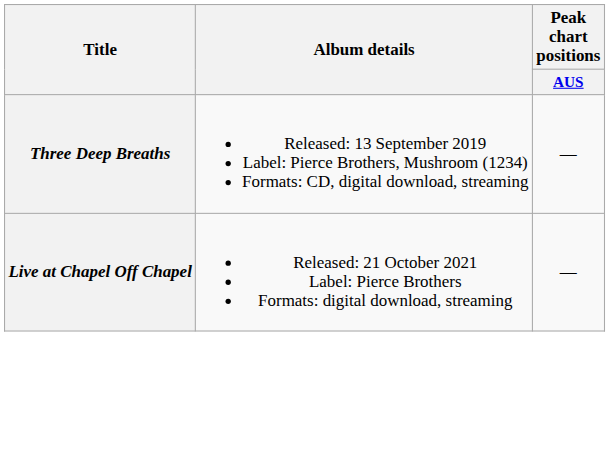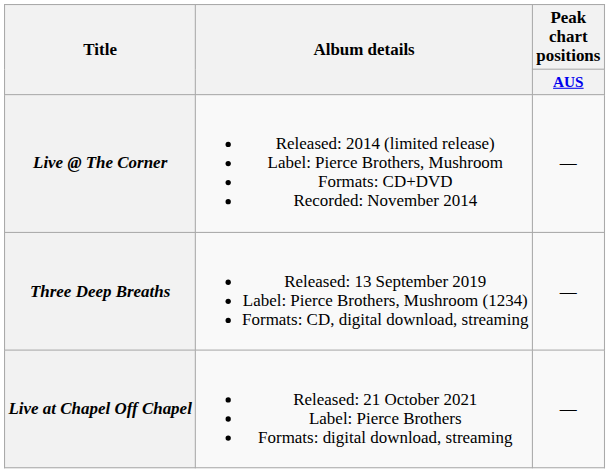+ row: (100, 163)
